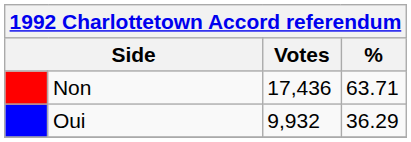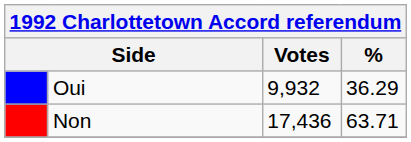rows swapped: (72, 88) <-> (69, 121)
